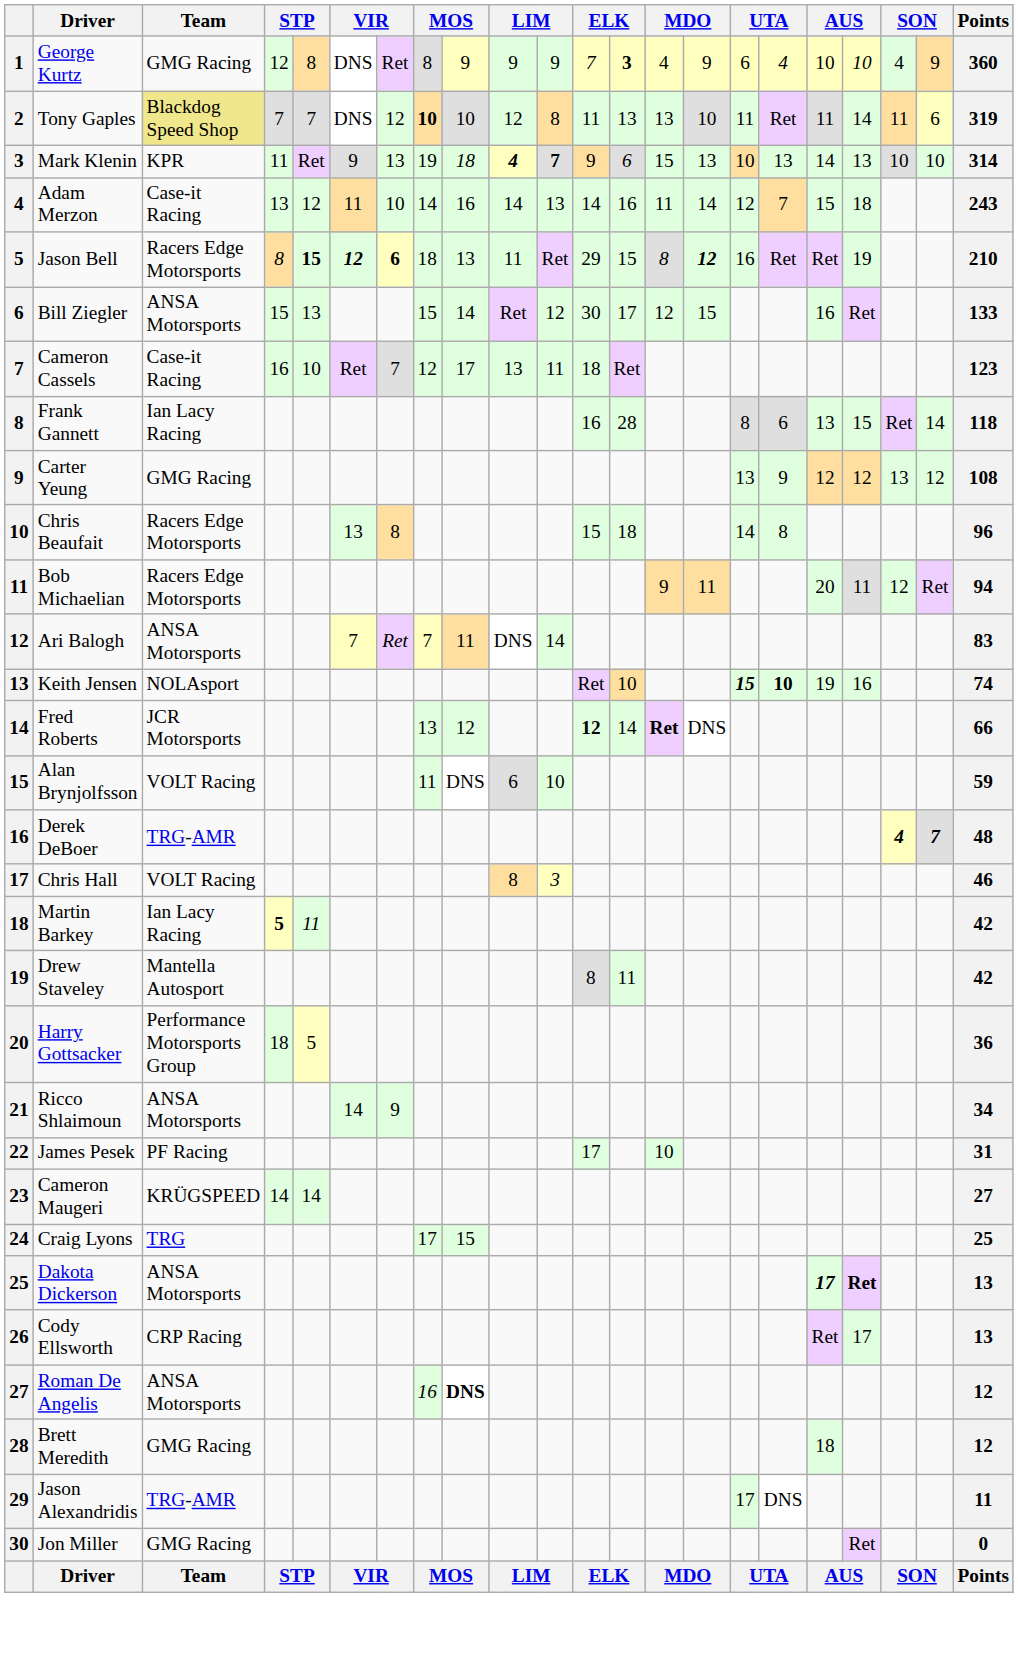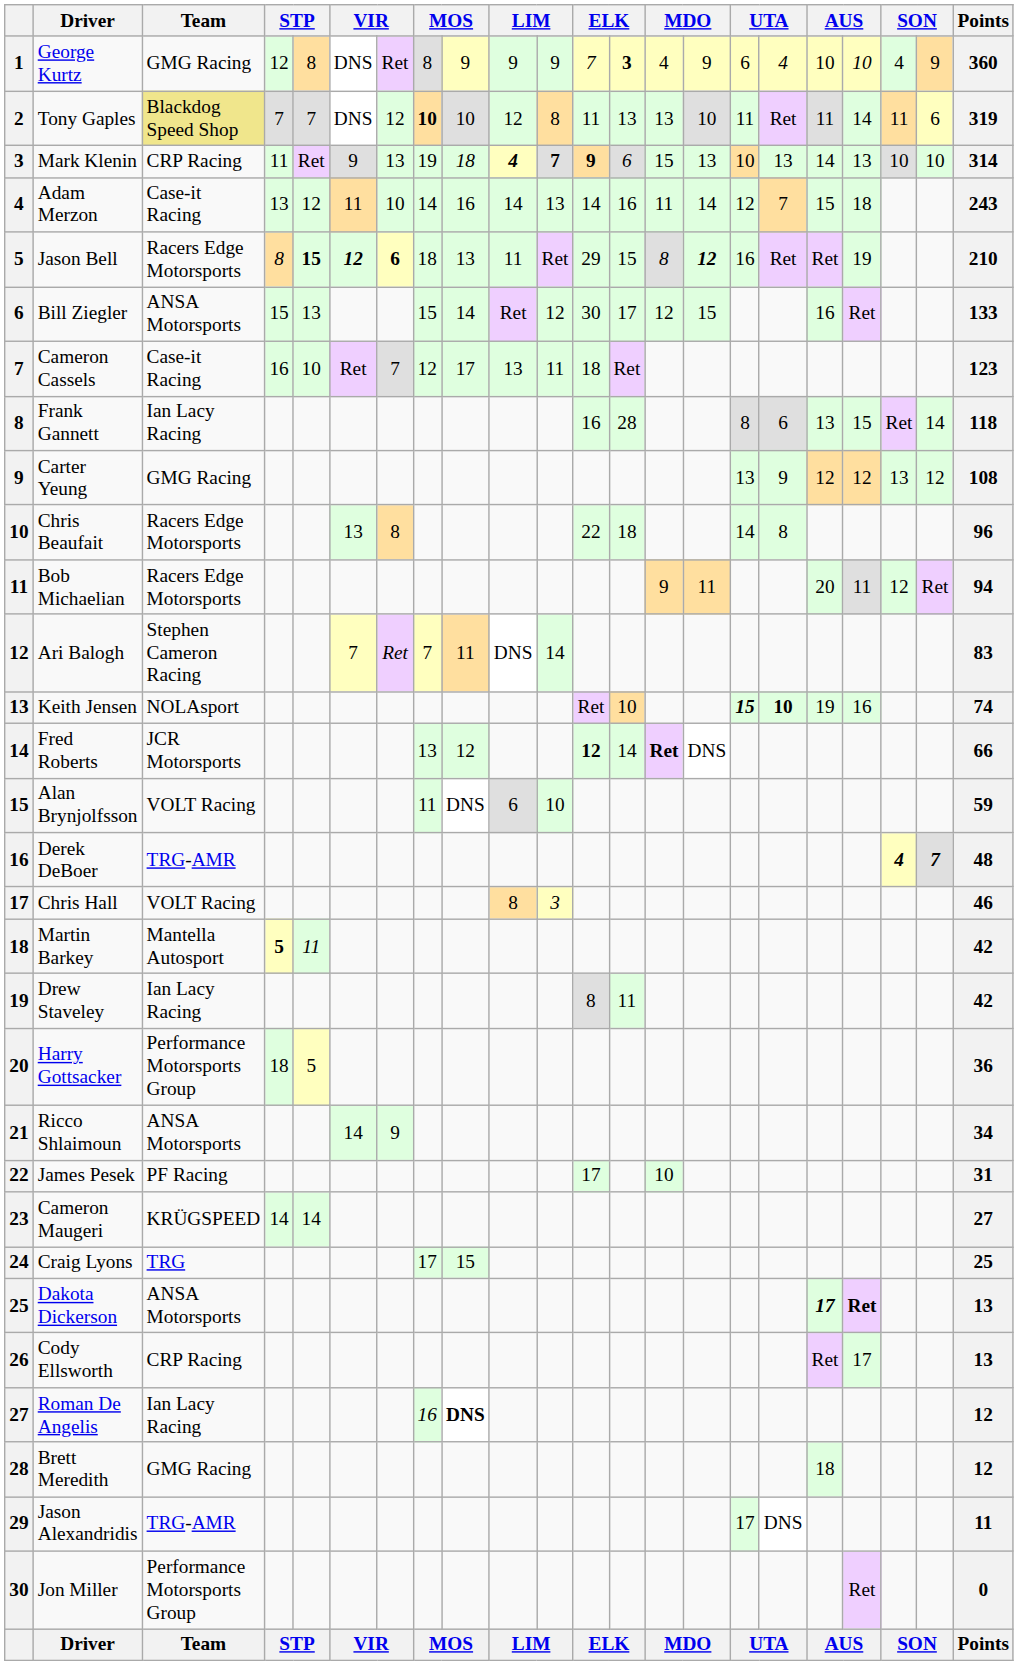(165, 161) KPR -> (194, 161) CRP Racing
(591, 161) normal -> (591, 161) bold
(591, 531) 15 -> (591, 531) 22
(194, 640) ANSA Motorsports -> (182, 652) Stephen Cameron Racing
(181, 922) Ian Lacy Racing -> (185, 945) Mantella Autosport
(185, 977) Mantella Autosport -> (181, 1000) Ian Lacy Racing
(194, 1391) ANSA Motorsports -> (181, 1414) Ian Lacy Racing
(199, 1543) GMG Racing -> (196, 1589) Performance Motorsports Group
